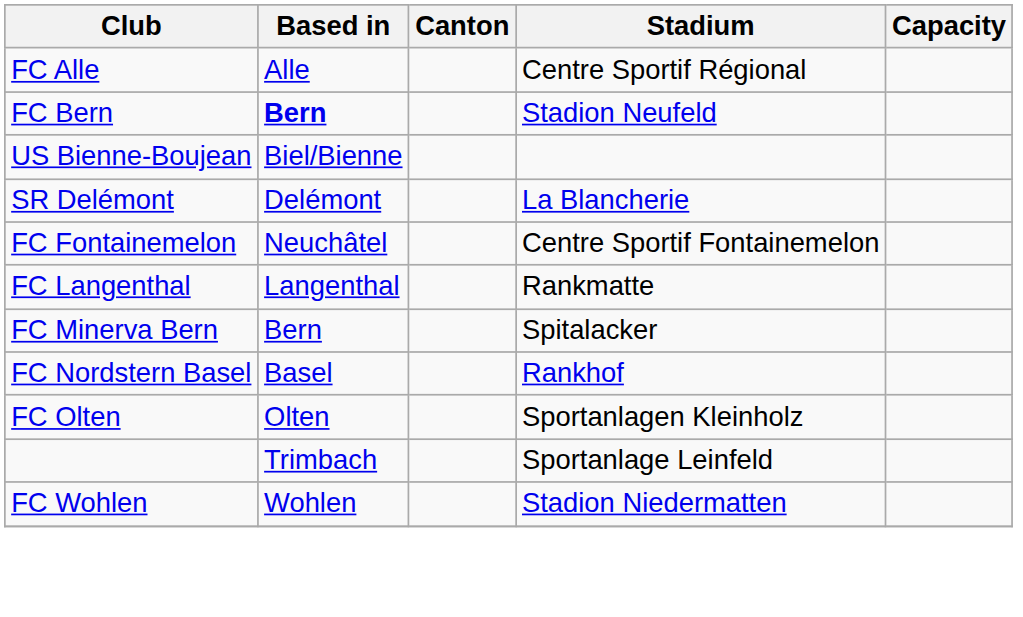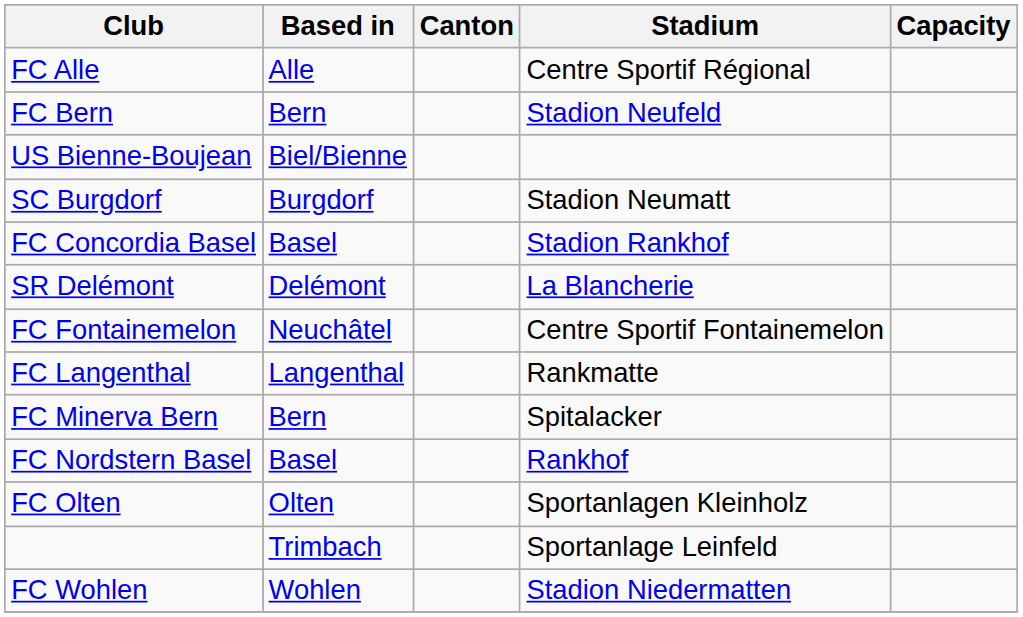(295, 112) bold -> (297, 112) normal
+ row: (86, 199)
+ row: (134, 243)
